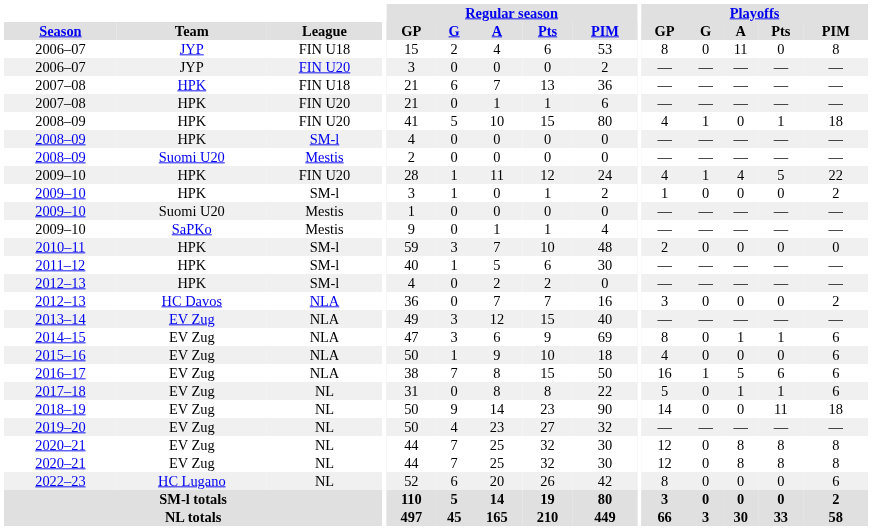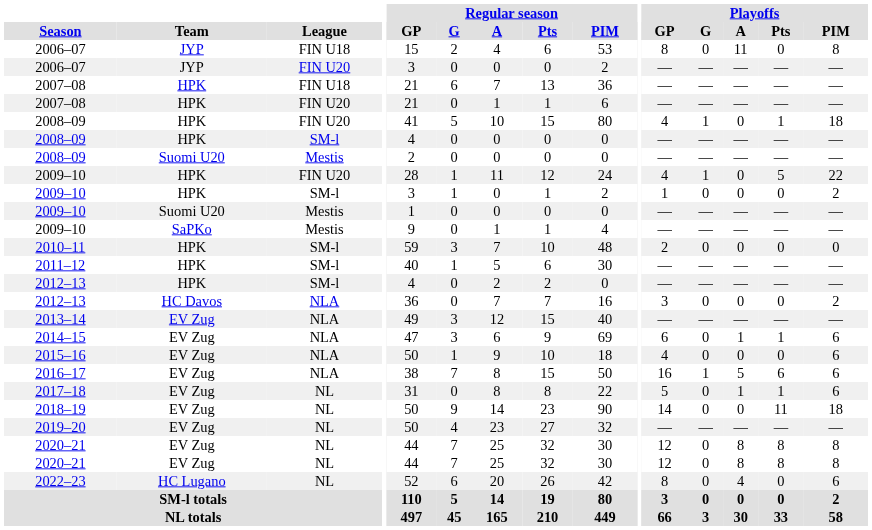(741, 175) 4 -> (741, 175) 0
(665, 337) 8 -> (665, 337) 6
(741, 481) 0 -> (741, 481) 4
